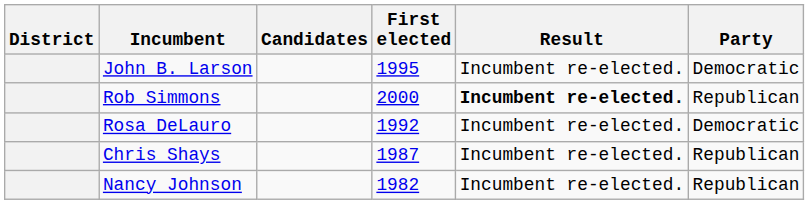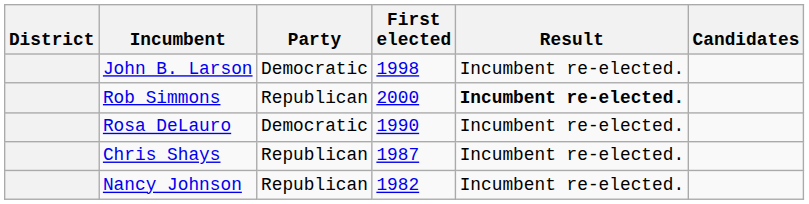columns swapped: (746, 40) <-> (314, 40)
(398, 69) 1995 -> (398, 69) 1998
(398, 127) 1992 -> (398, 127) 1990
